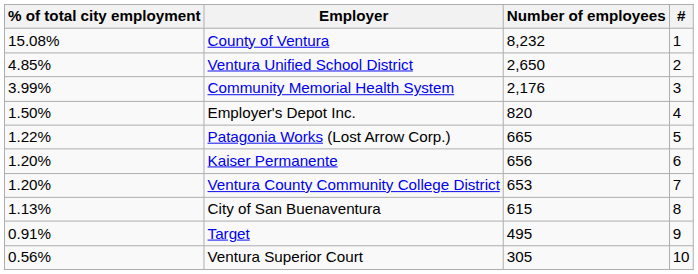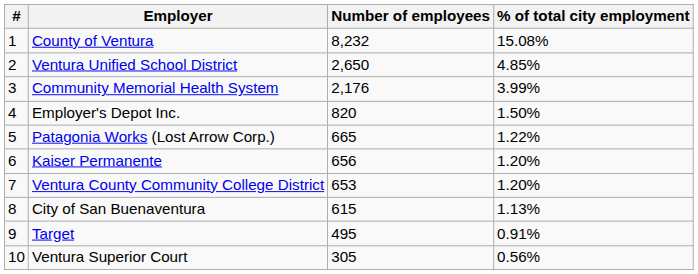columns swapped: (681, 16) <-> (104, 16)
